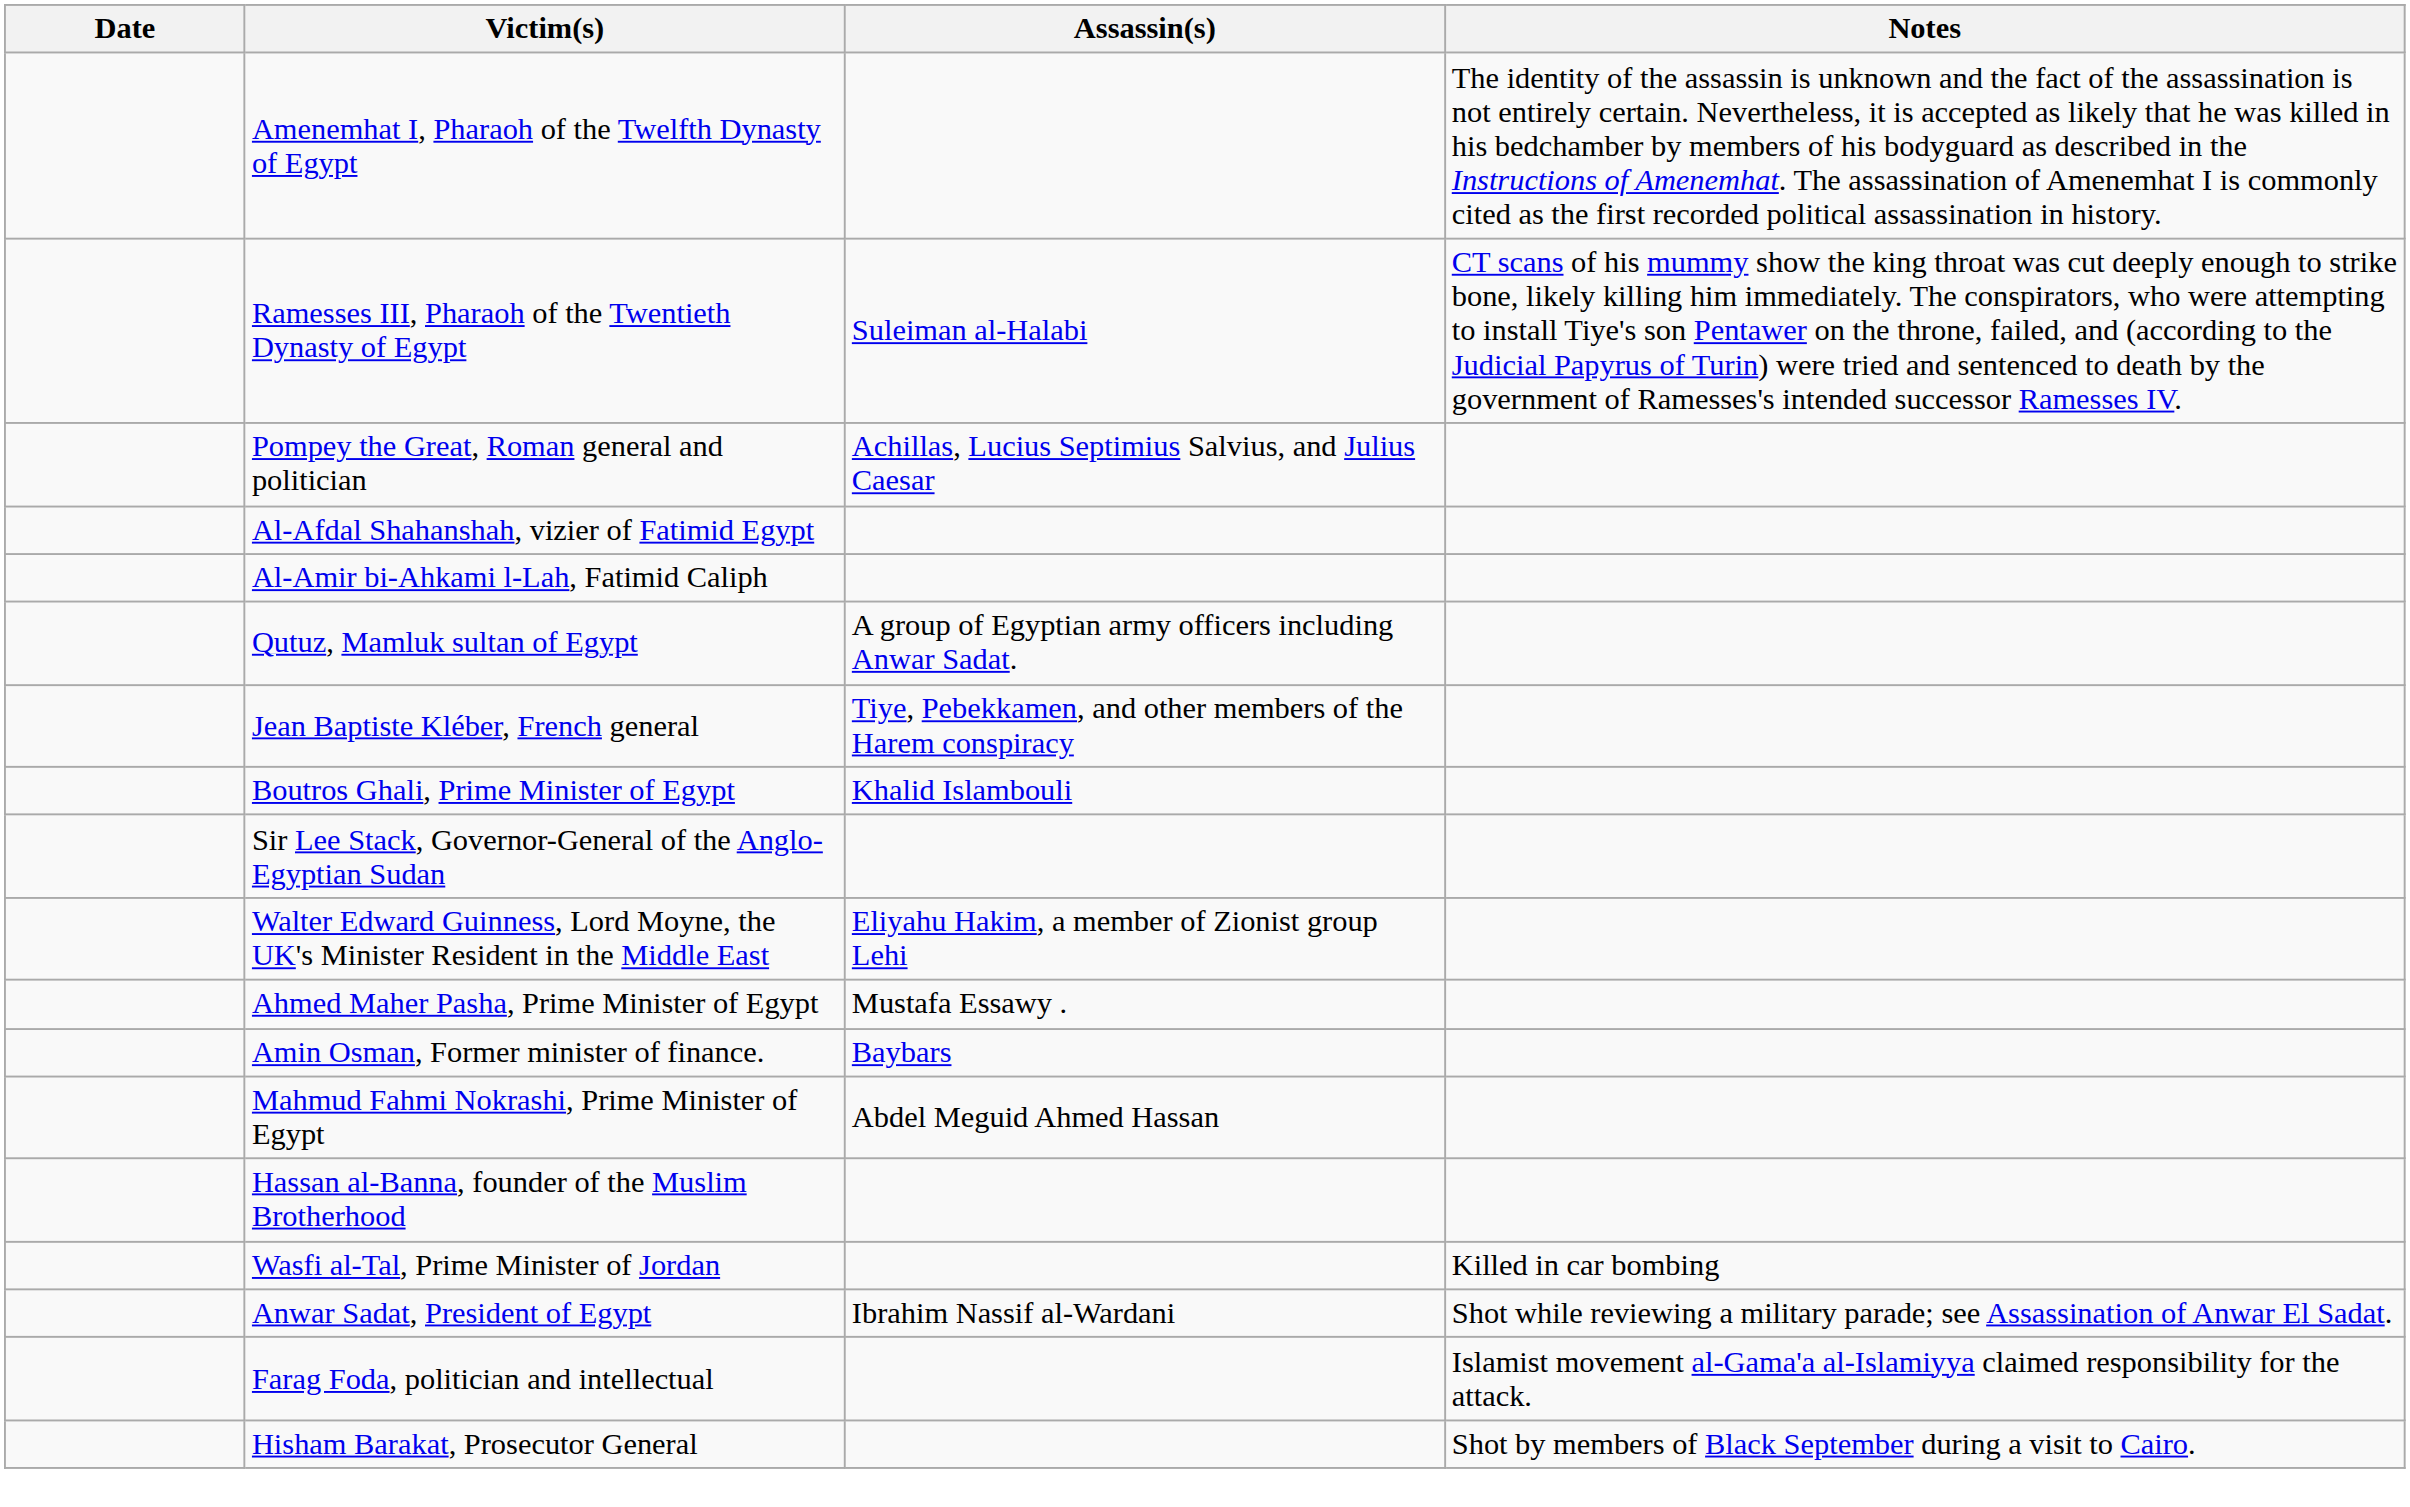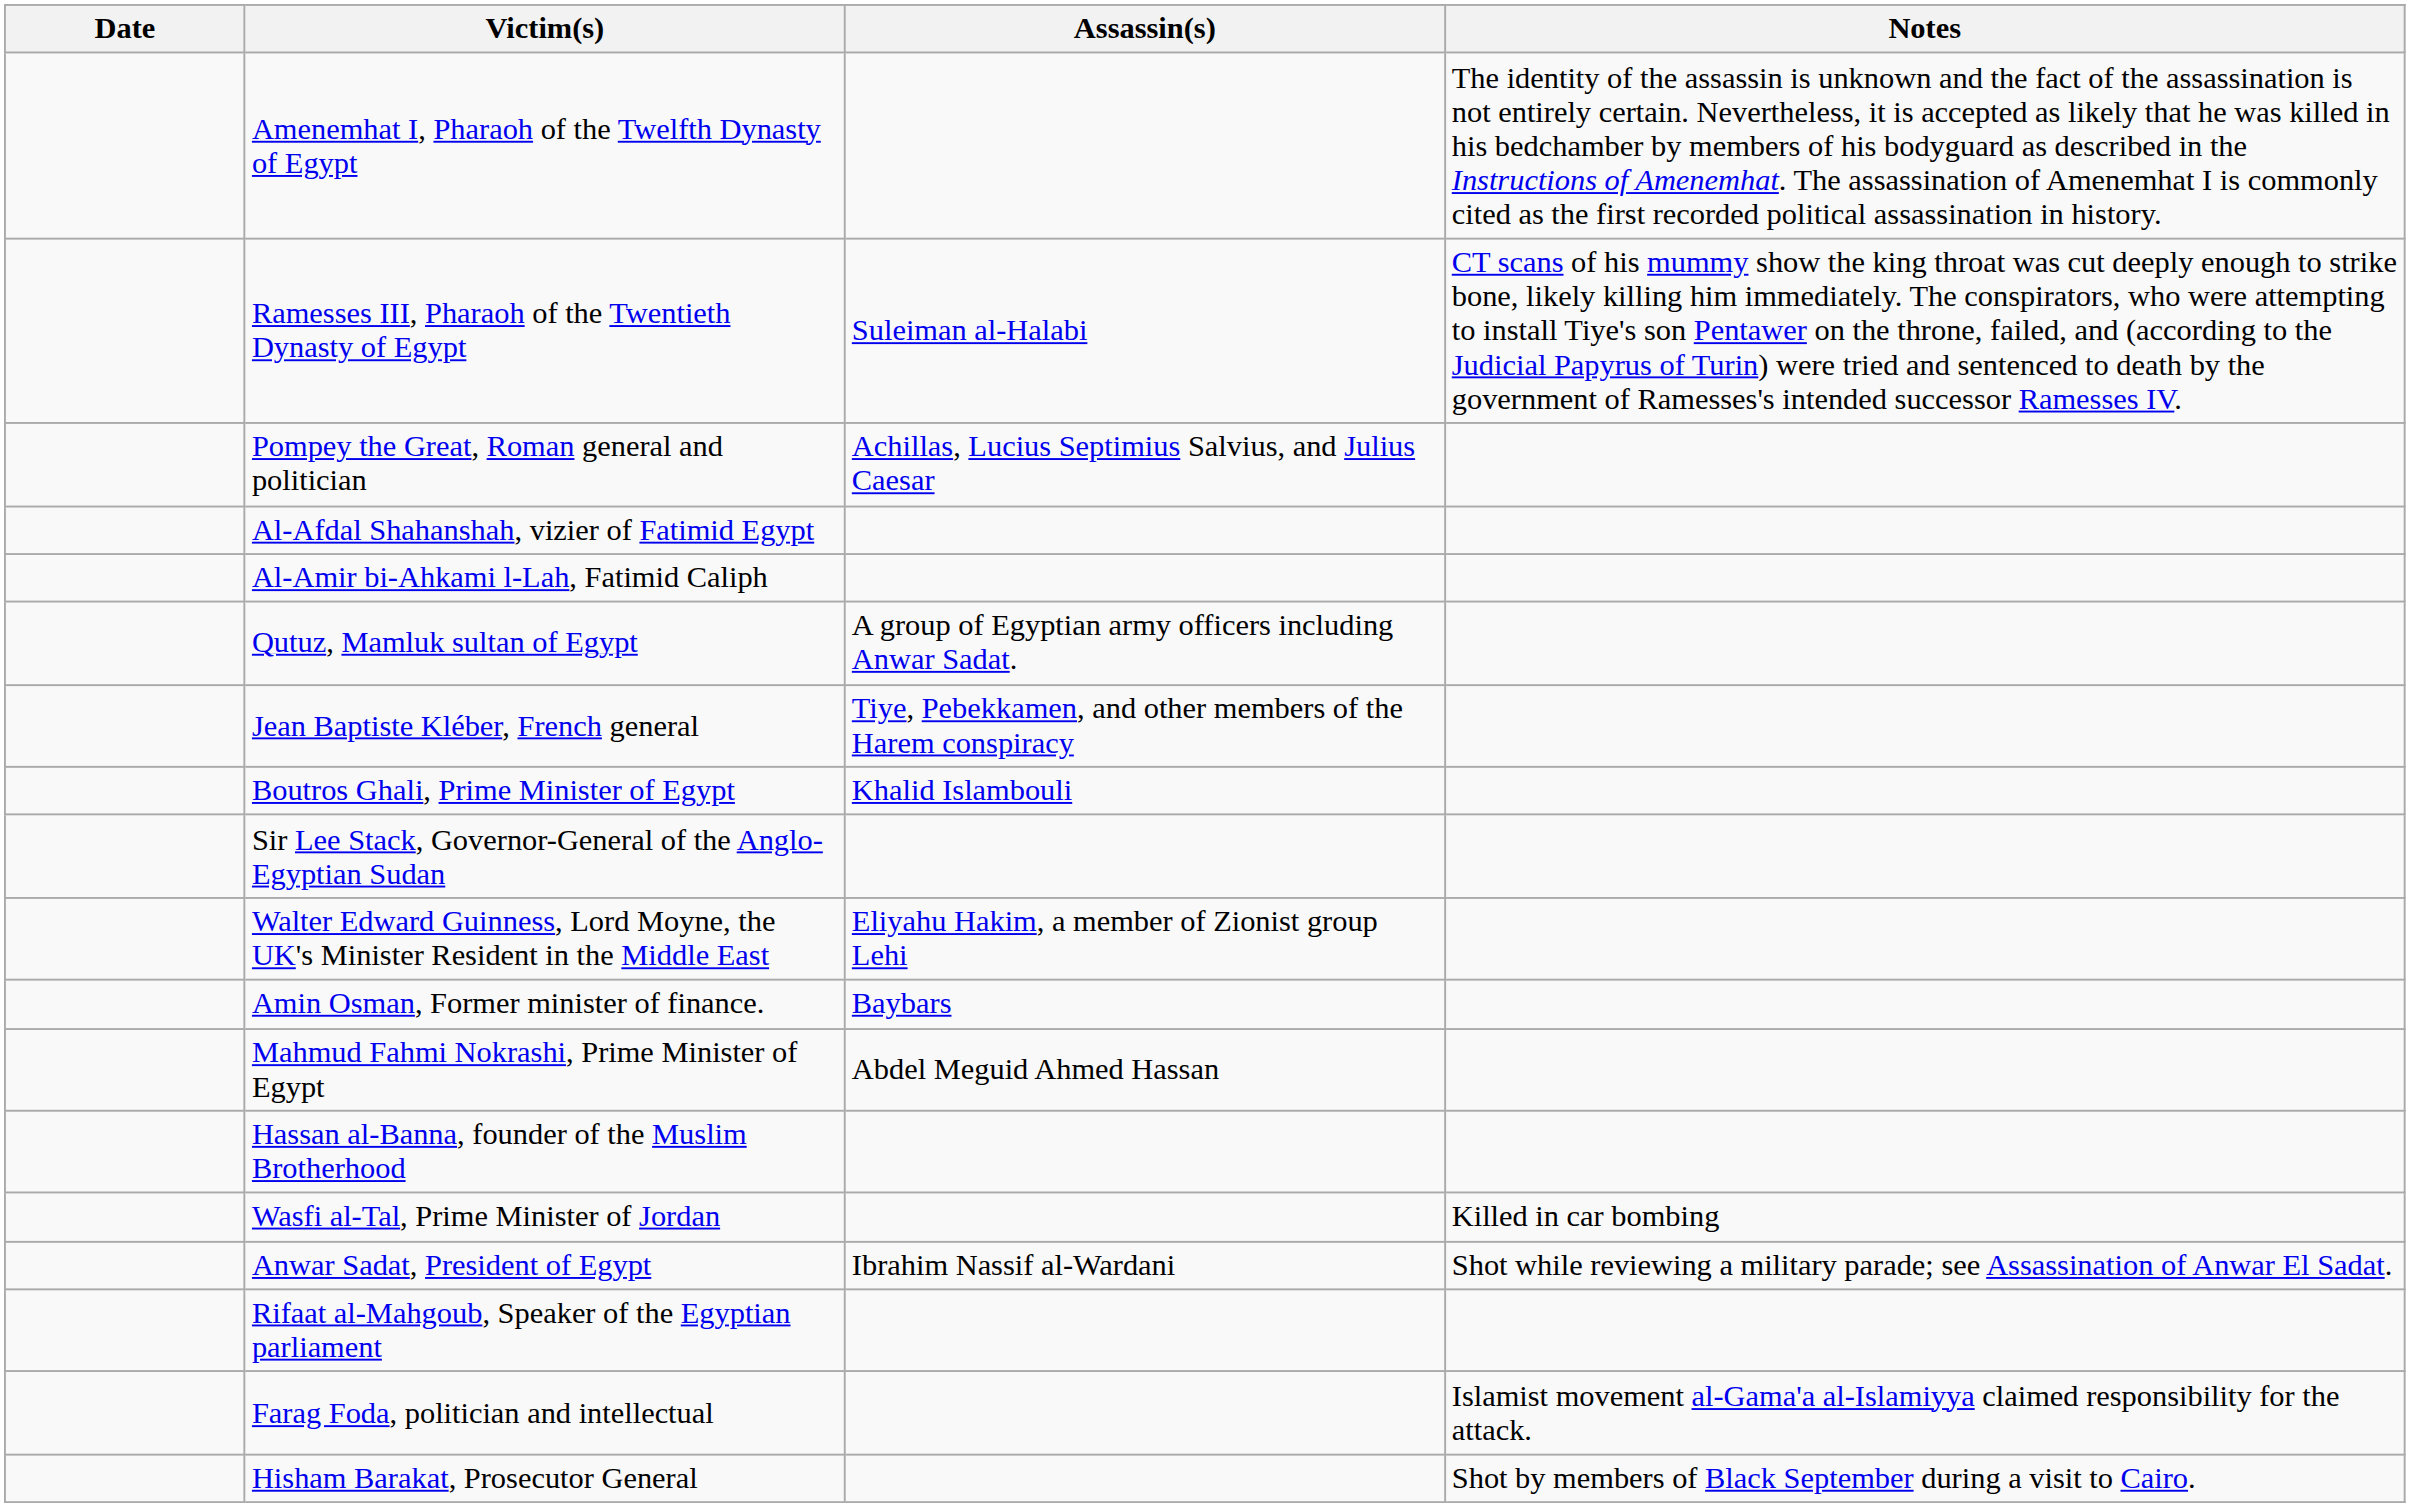- row: (535, 1003)
+ row: (521, 1330)
